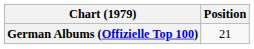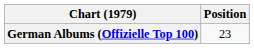(225, 33) 21 -> (225, 33) 23
